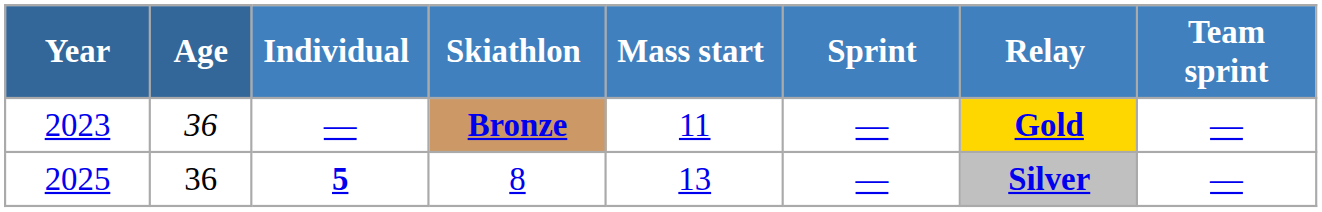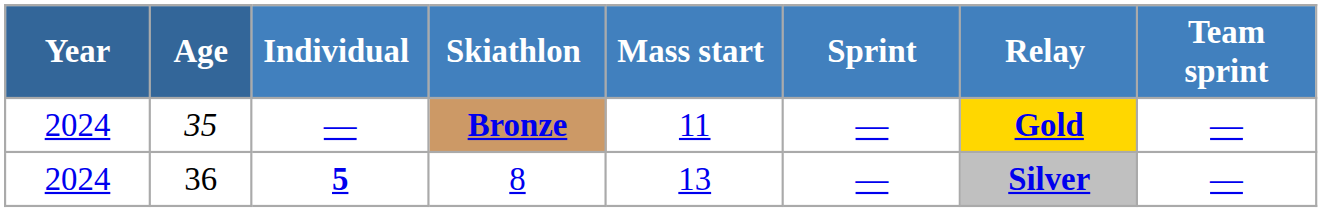(78, 124) 2023 -> (78, 124) 2024
(201, 124) 36 -> (201, 124) 35
(78, 178) 2025 -> (78, 178) 2024
